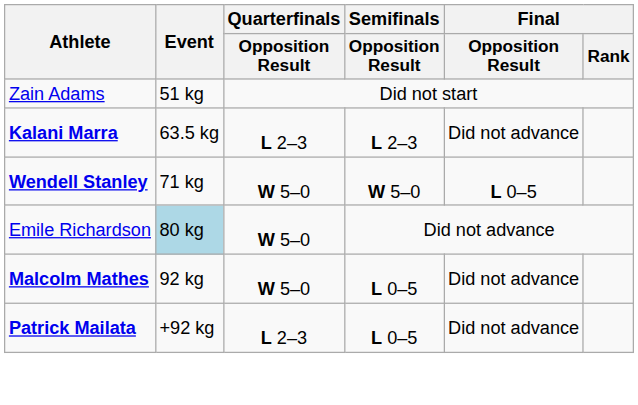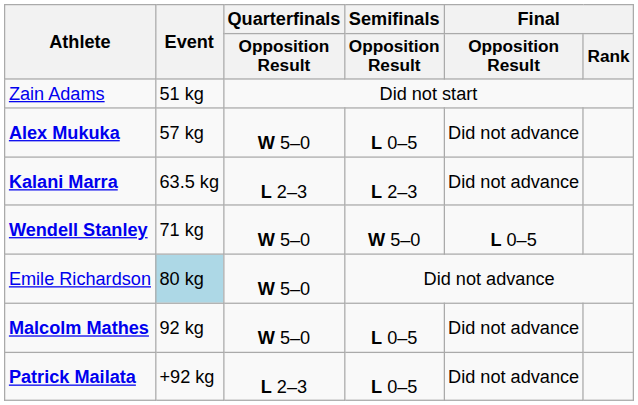+ row: (64, 133)
